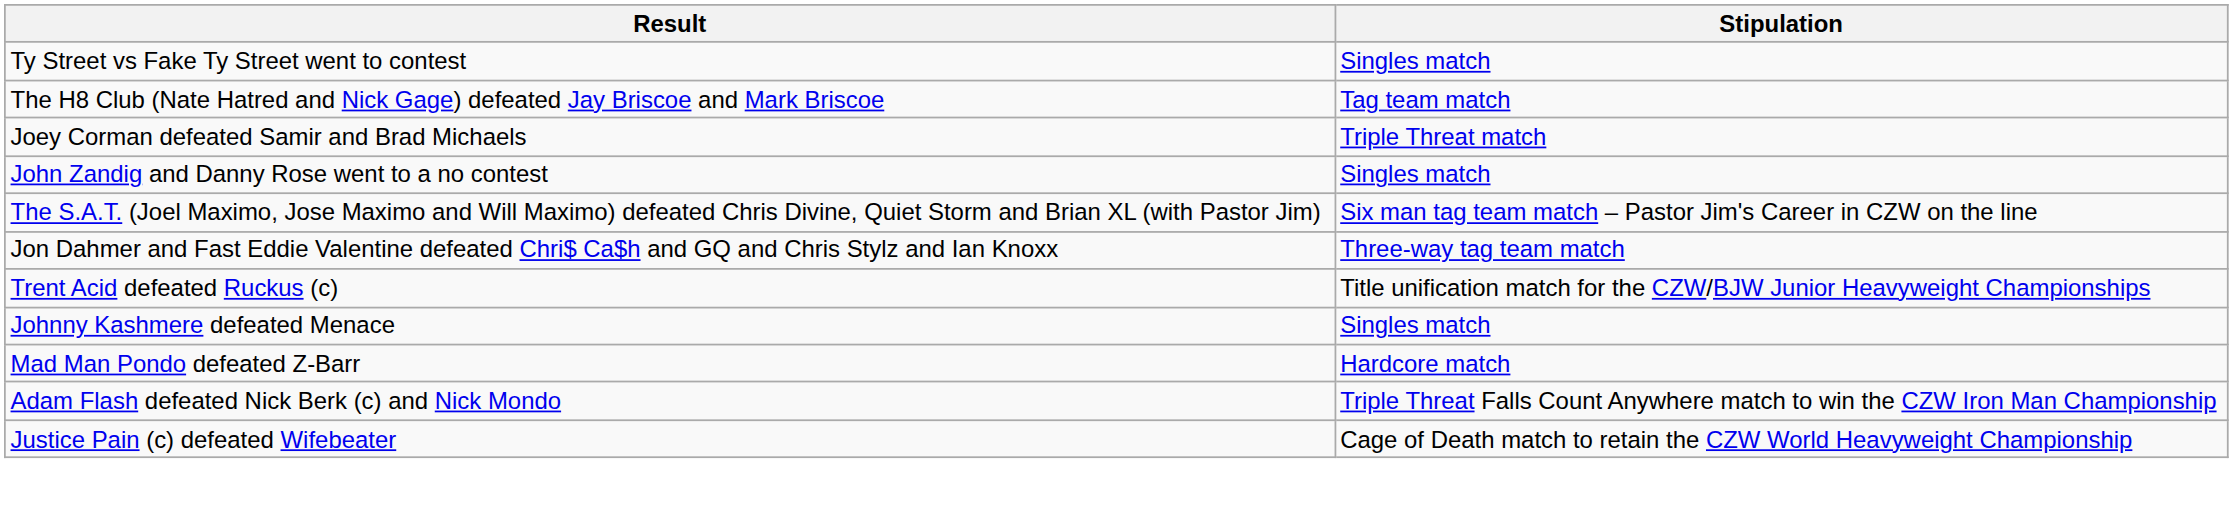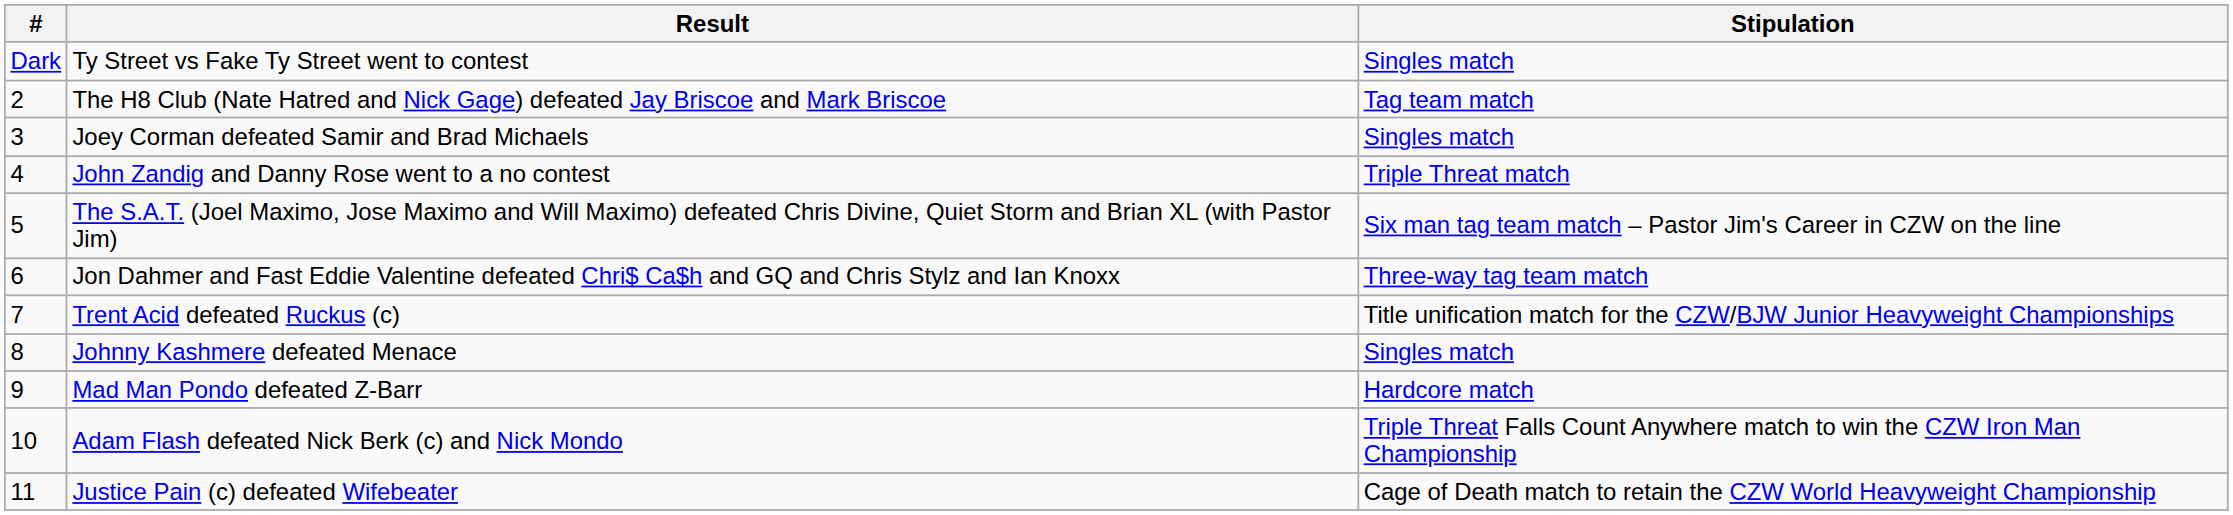+ column: (36, 23)
(1443, 137) Triple Threat match -> (1439, 137) Singles match
(1415, 174) Singles match -> (1467, 174) Triple Threat match
